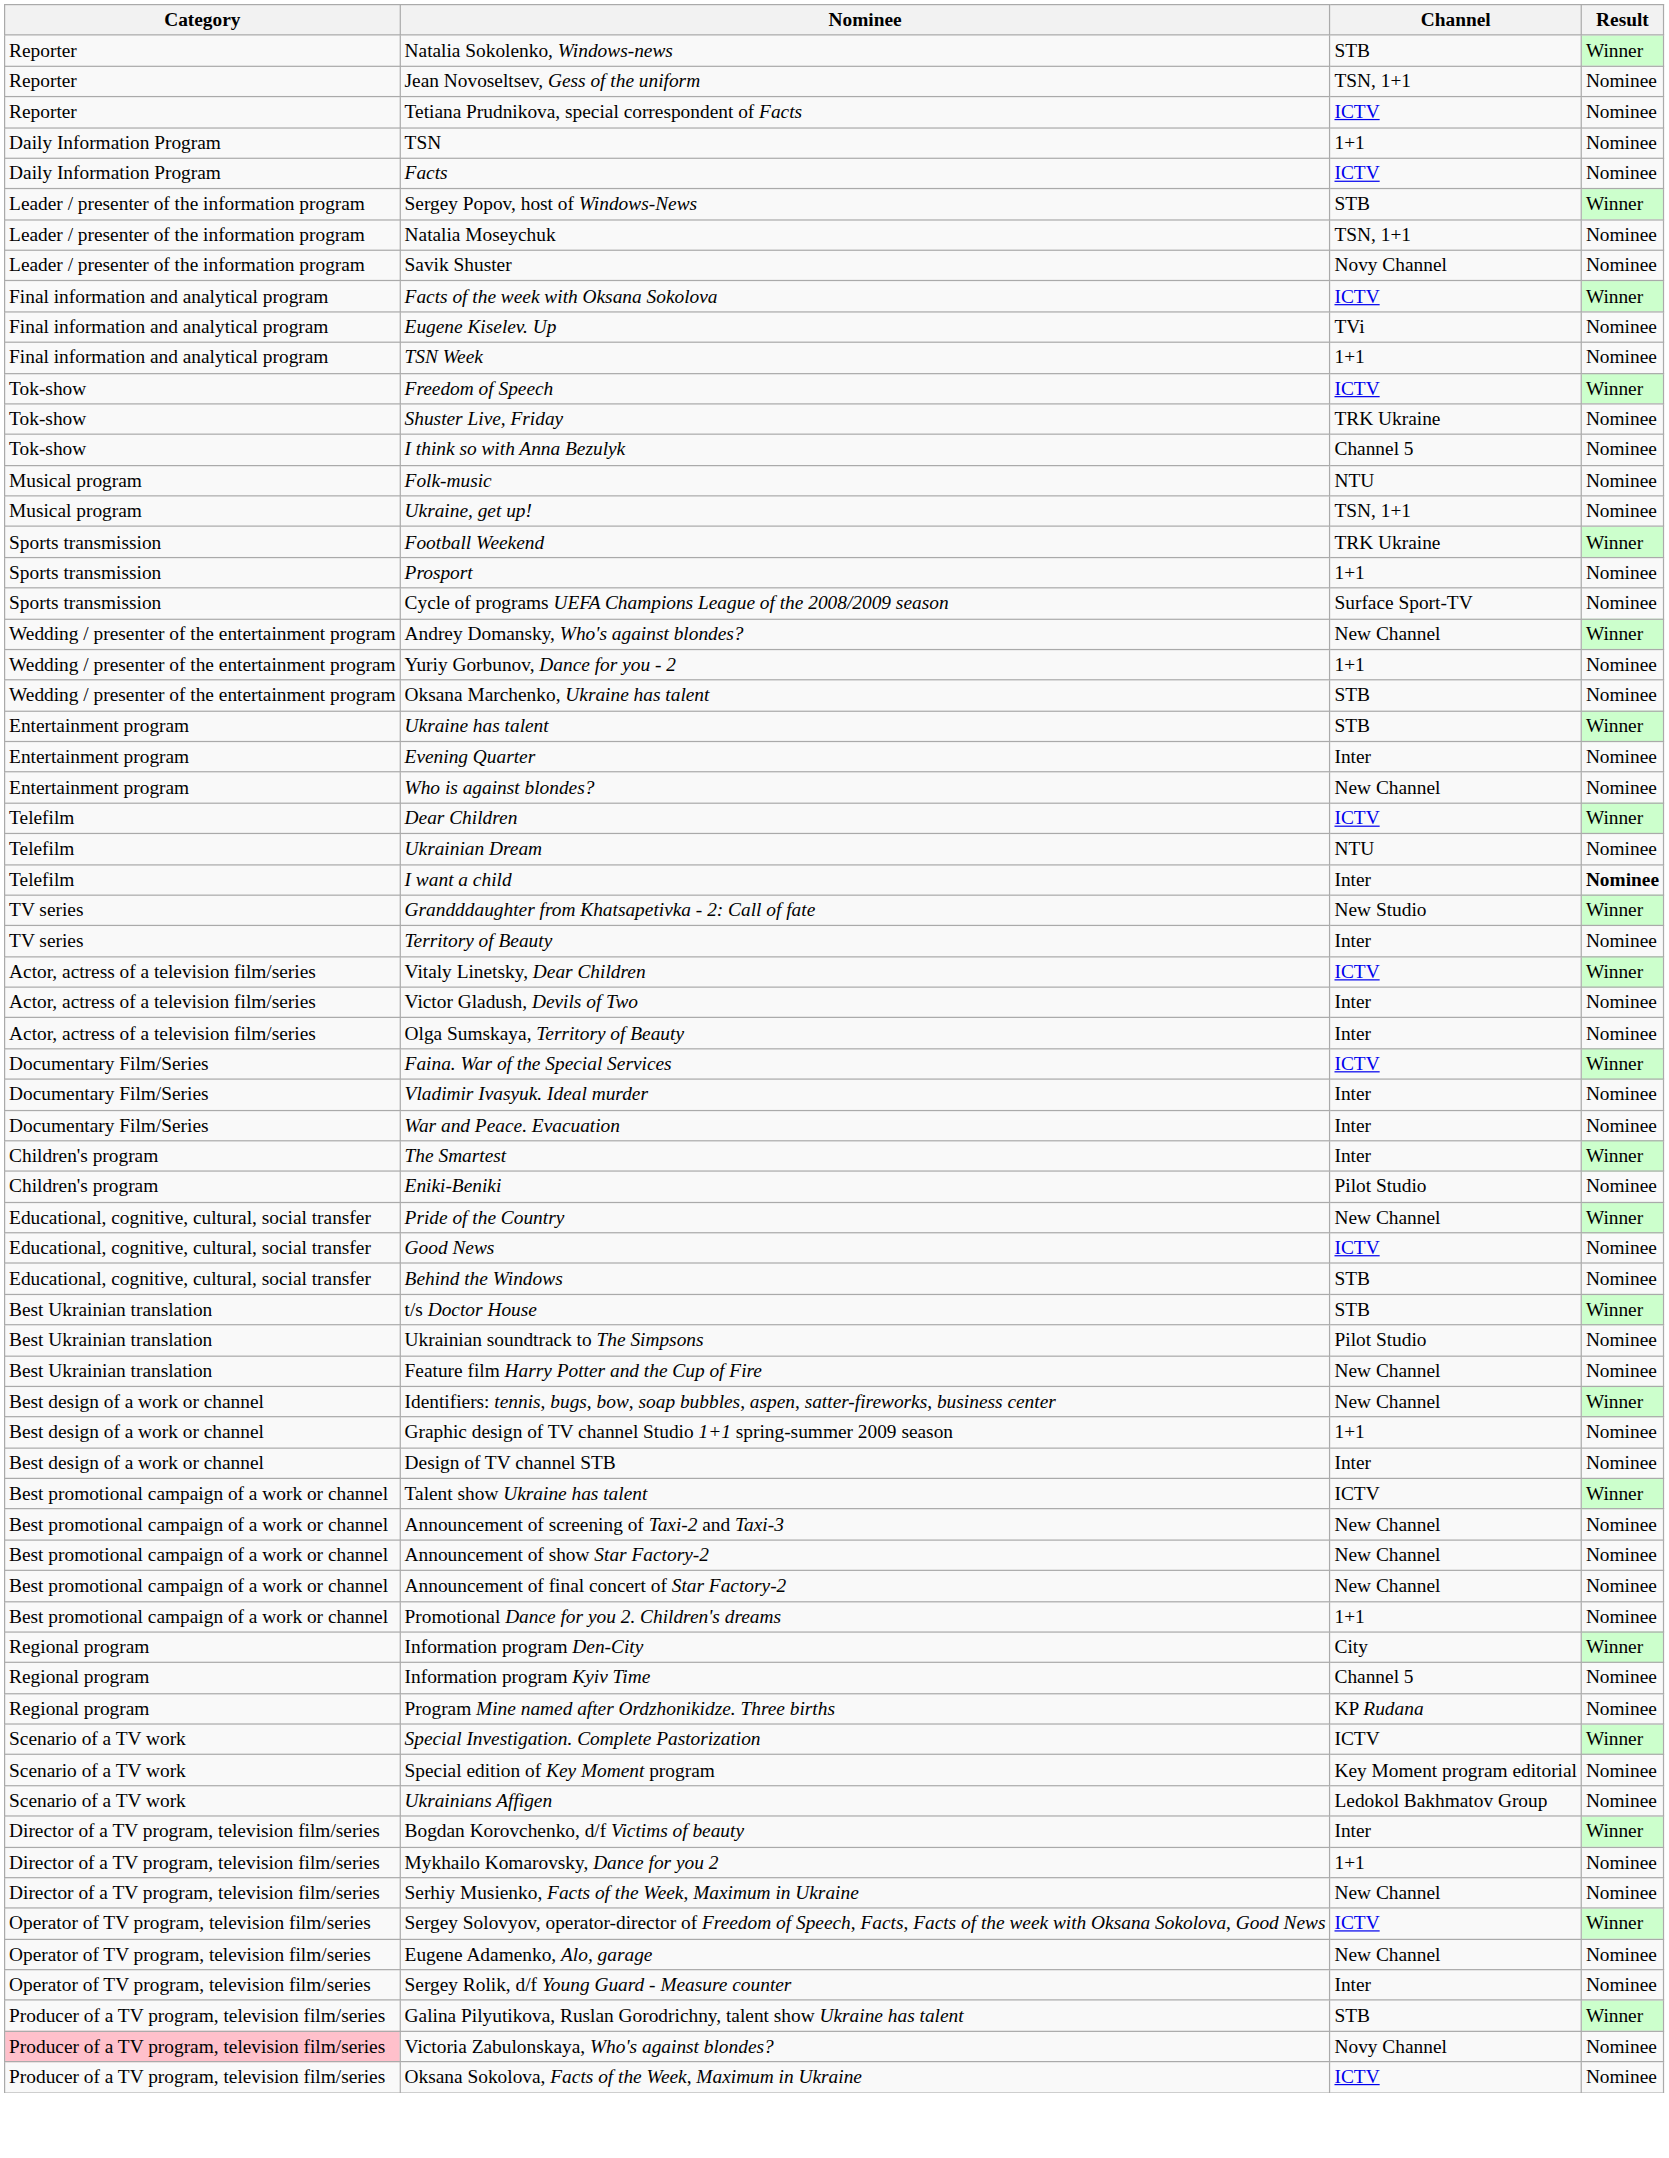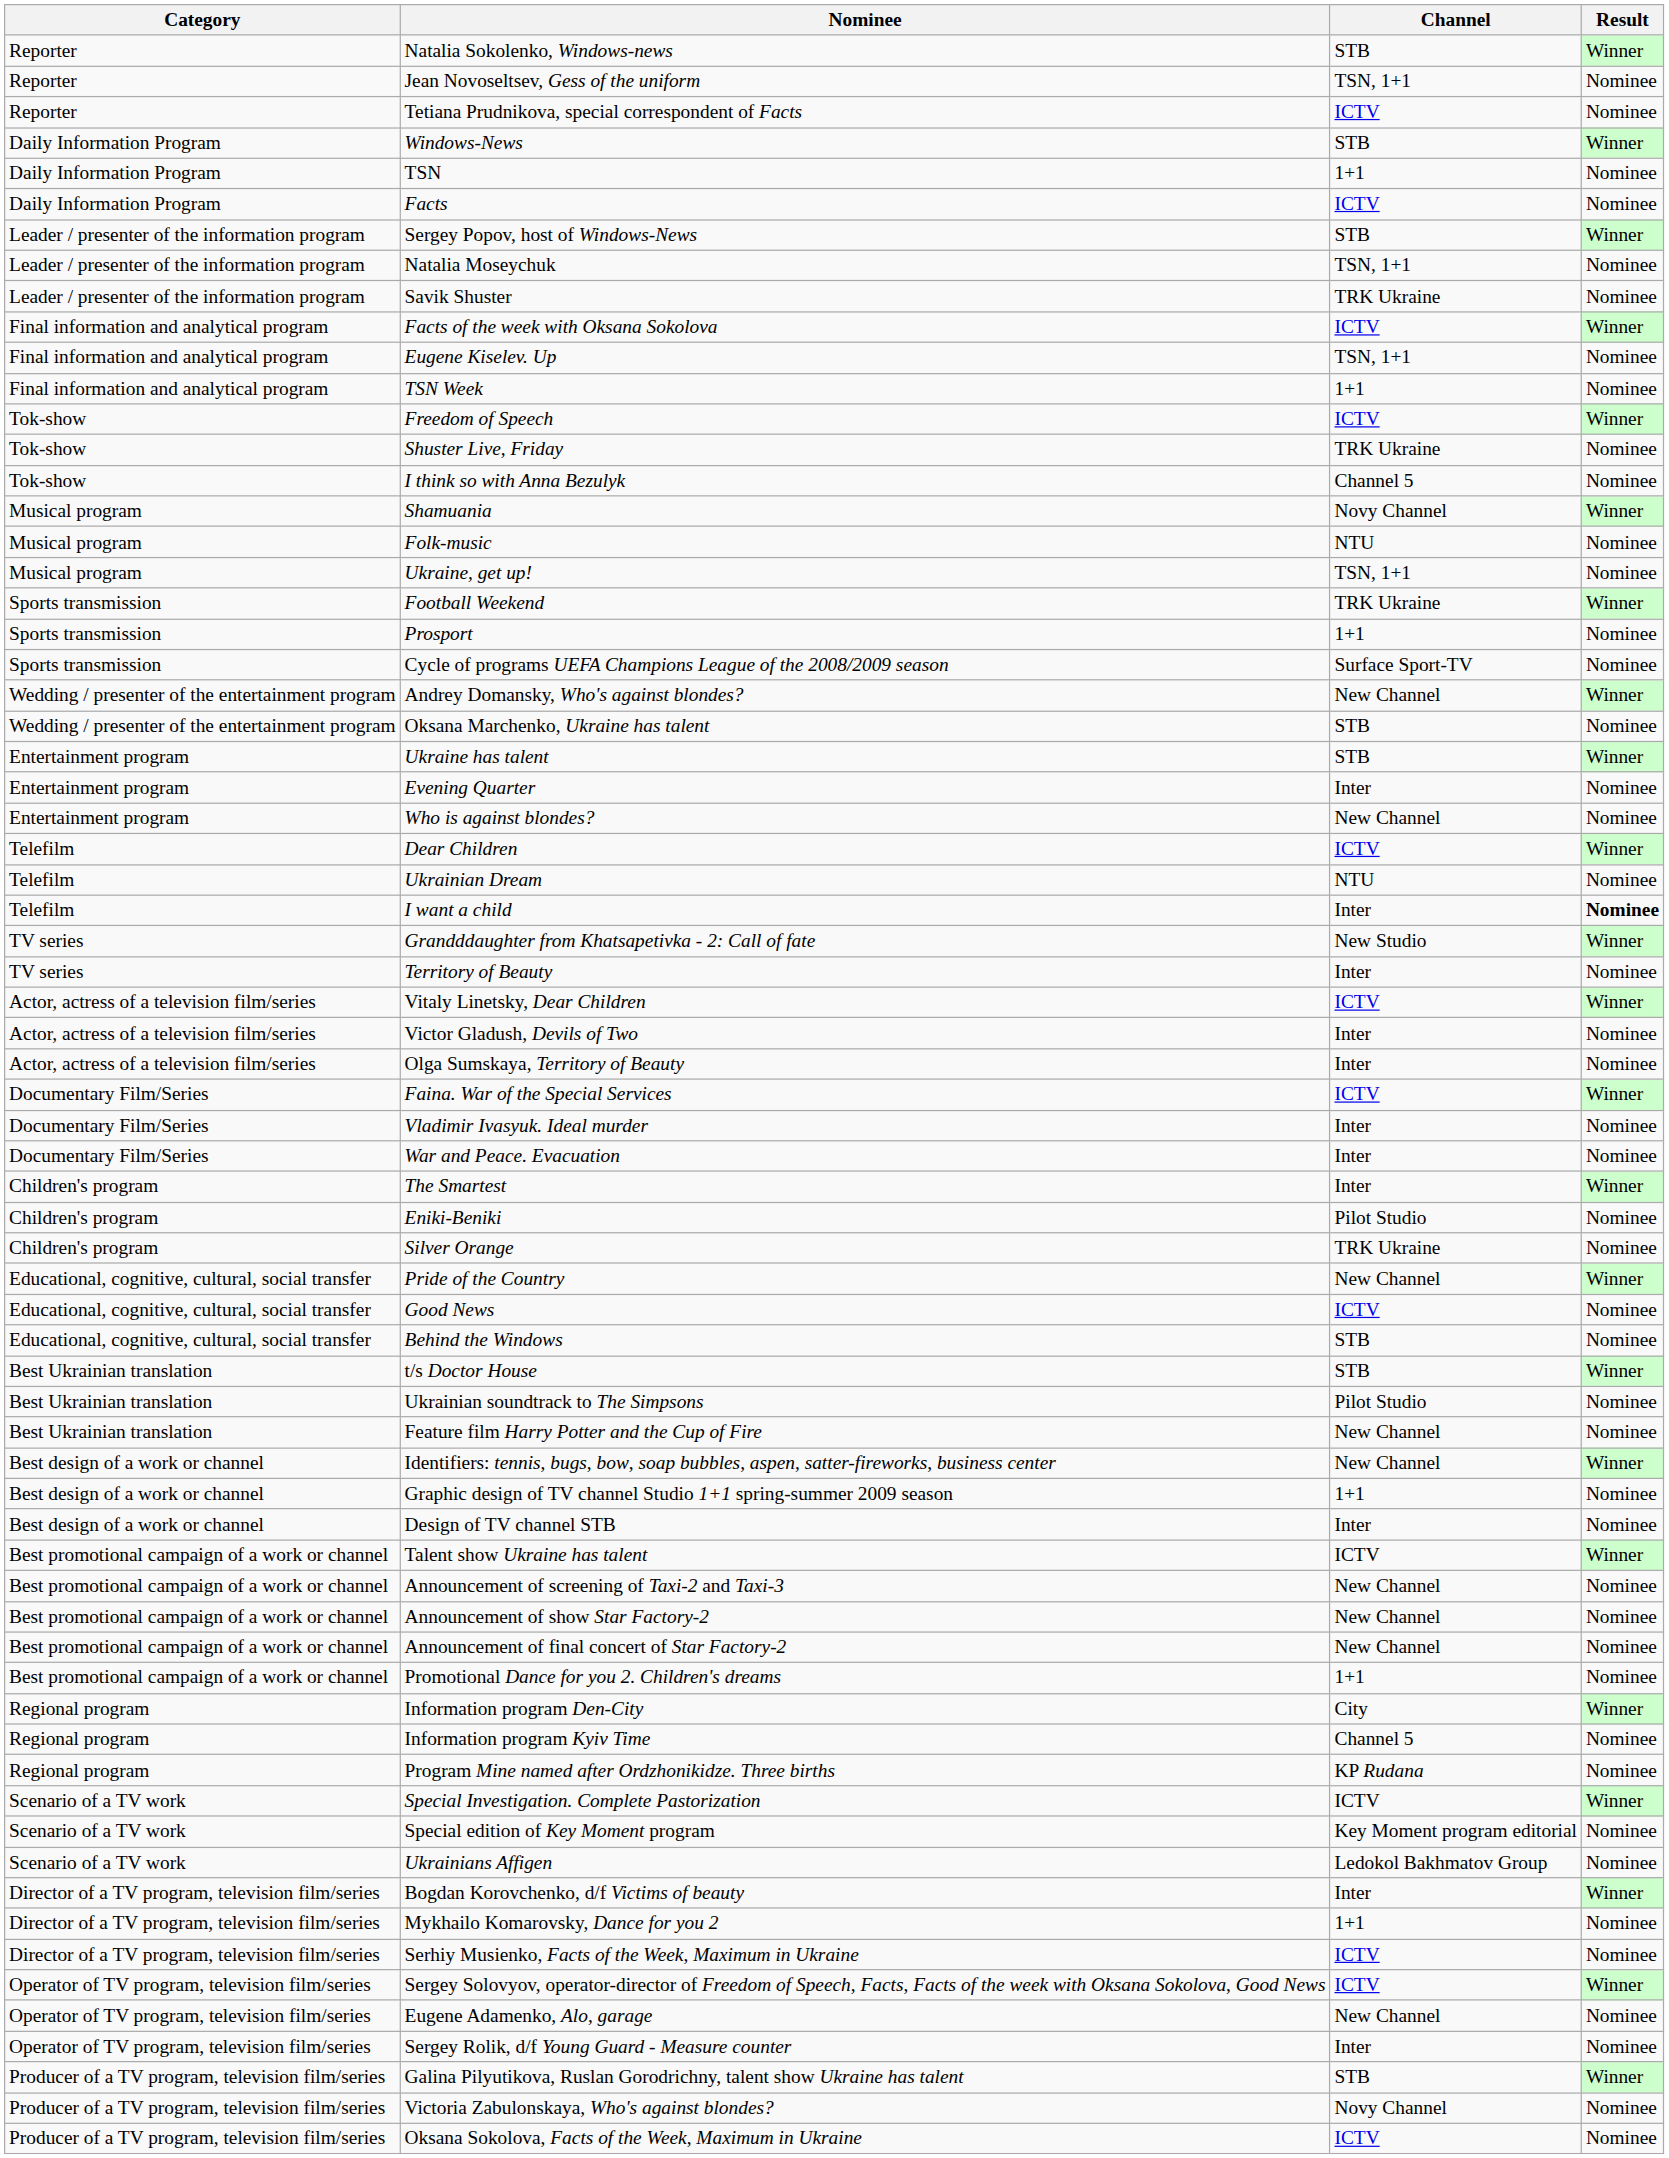+ row: (464, 142)
(1391, 265) Novy Channel -> (1387, 296) TRK Ukraine
(1350, 326) TVi -> (1373, 357) TSN, 1+1
+ row: (448, 511)
- row: (540, 664)
+ row: (459, 1248)
(1387, 1892) New Channel -> (1357, 1954) ICTV
(197, 2046) pink background -> (197, 2107) no background
